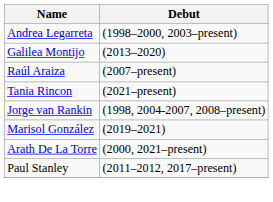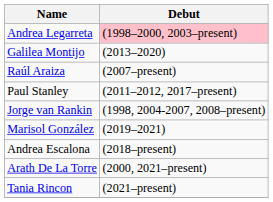(170, 33) no background -> (170, 33) pink background
rows swapped: (38, 168) <-> (40, 91)
+ row: (49, 149)
